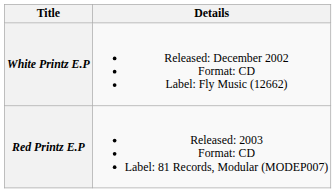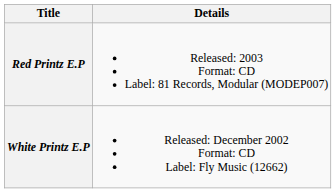rows swapped: (48, 64) <-> (48, 146)
